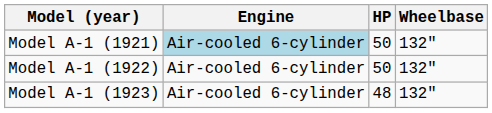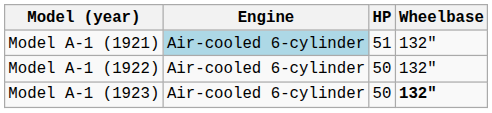(382, 43) 50 -> (382, 43) 51
(382, 94) 48 -> (382, 94) 50
(418, 94) normal -> (418, 94) bold
